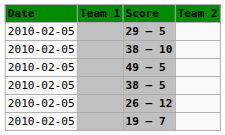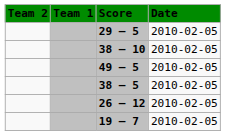columns swapped: (21, 13) <-> (198, 13)
